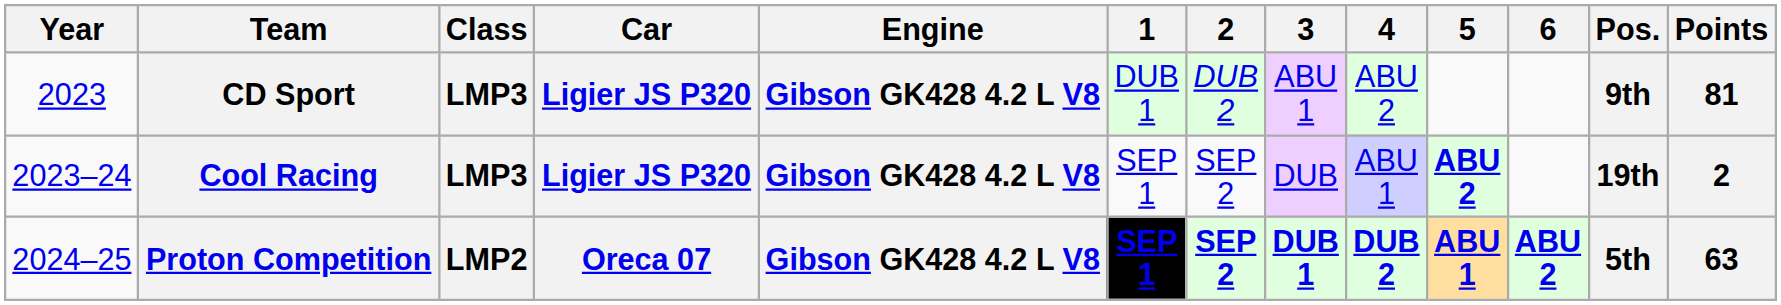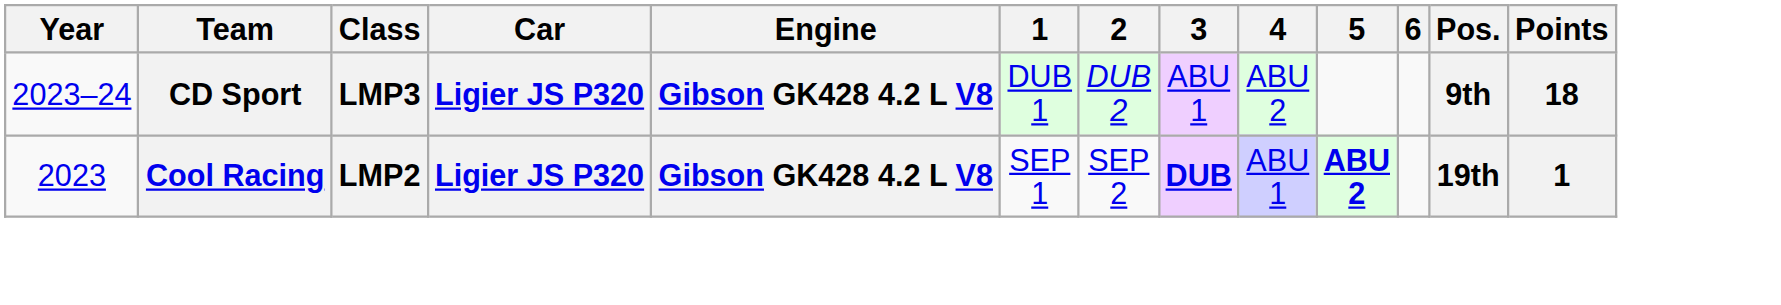(72, 94) 2023 -> (72, 94) 2023–24
(1721, 94) 81 -> (1562, 94) 18
(72, 176) 2023–24 -> (72, 176) 2023
(487, 176) LMP3 -> (380, 176) LMP2
(1306, 176) normal -> (1199, 176) bold
(1721, 176) 2 -> (1562, 176) 1
- row: (289, 258)
